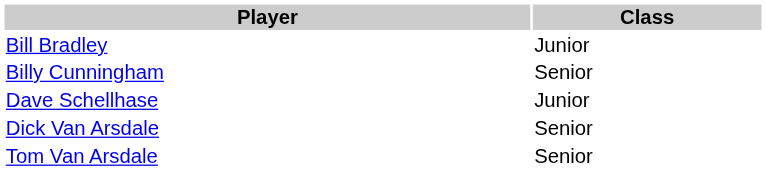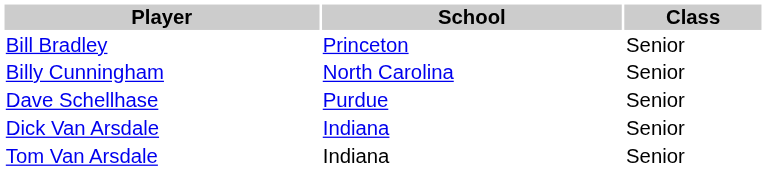+ column: (472, 17)
(562, 45) Junior -> (655, 45) Senior
(562, 100) Junior -> (655, 100) Senior
